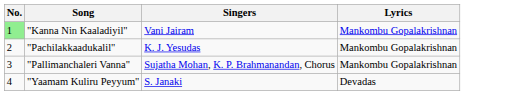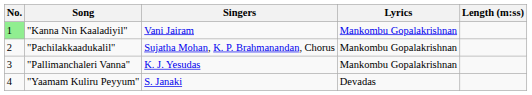+ column: (493, 13)
(172, 47) K. J. Yesudas -> (240, 47) Sujatha Mohan, K. P. Brahmanandan, Chorus
(240, 65) Sujatha Mohan, K. P. Brahmanandan, Chorus -> (172, 65) K. J. Yesudas
